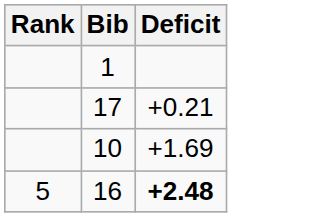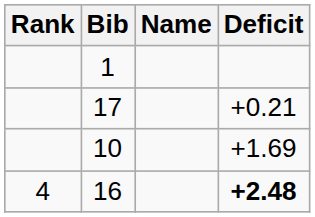+ column: (176, 25)
(43, 190) 5 -> (43, 190) 4
